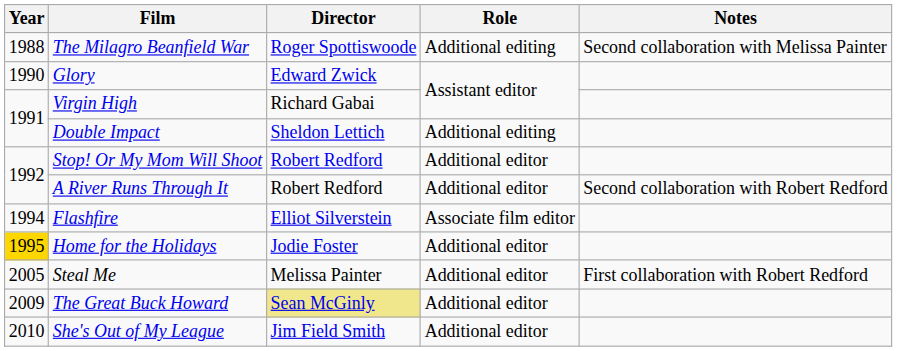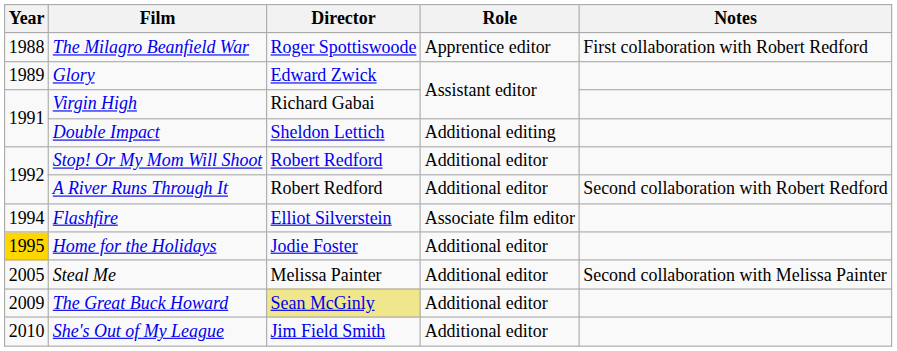(490, 47) Additional editing -> (488, 47) Apprentice editor
(735, 47) Second collaboration with Melissa Painter -> (726, 47) First collaboration with Robert Redford
(27, 75) 1990 -> (27, 75) 1989
(726, 274) First collaboration with Robert Redford -> (735, 274) Second collaboration with Melissa Painter
